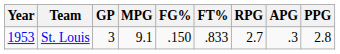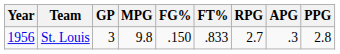(21, 38) 1953 -> (21, 38) 1956
(144, 38) 9.1 -> (144, 38) 9.8
